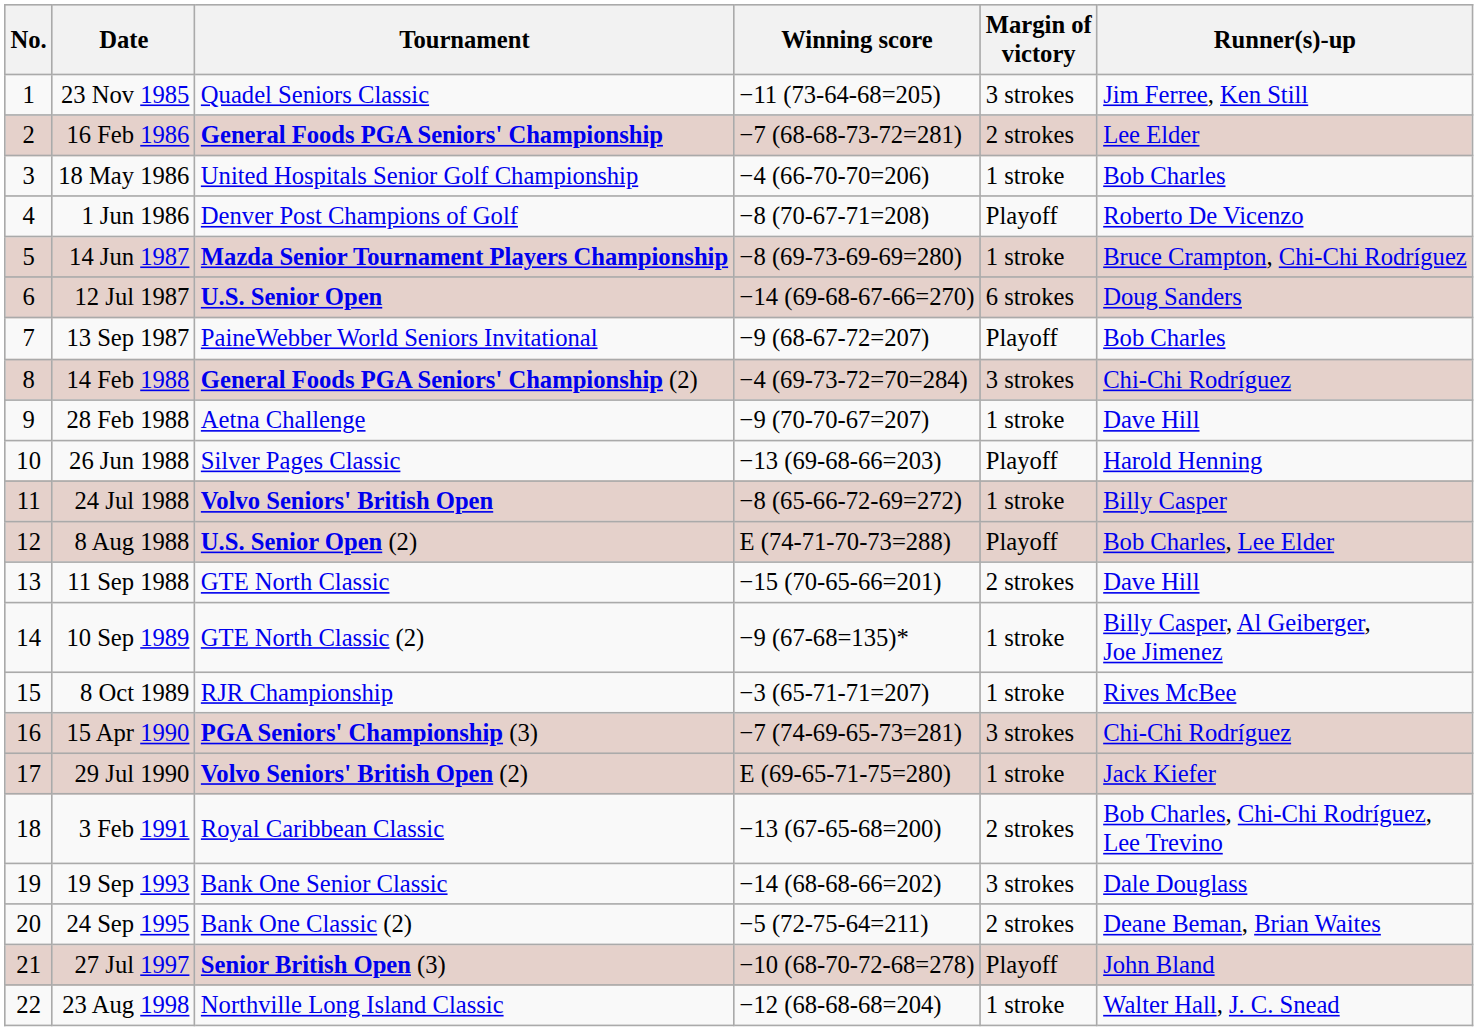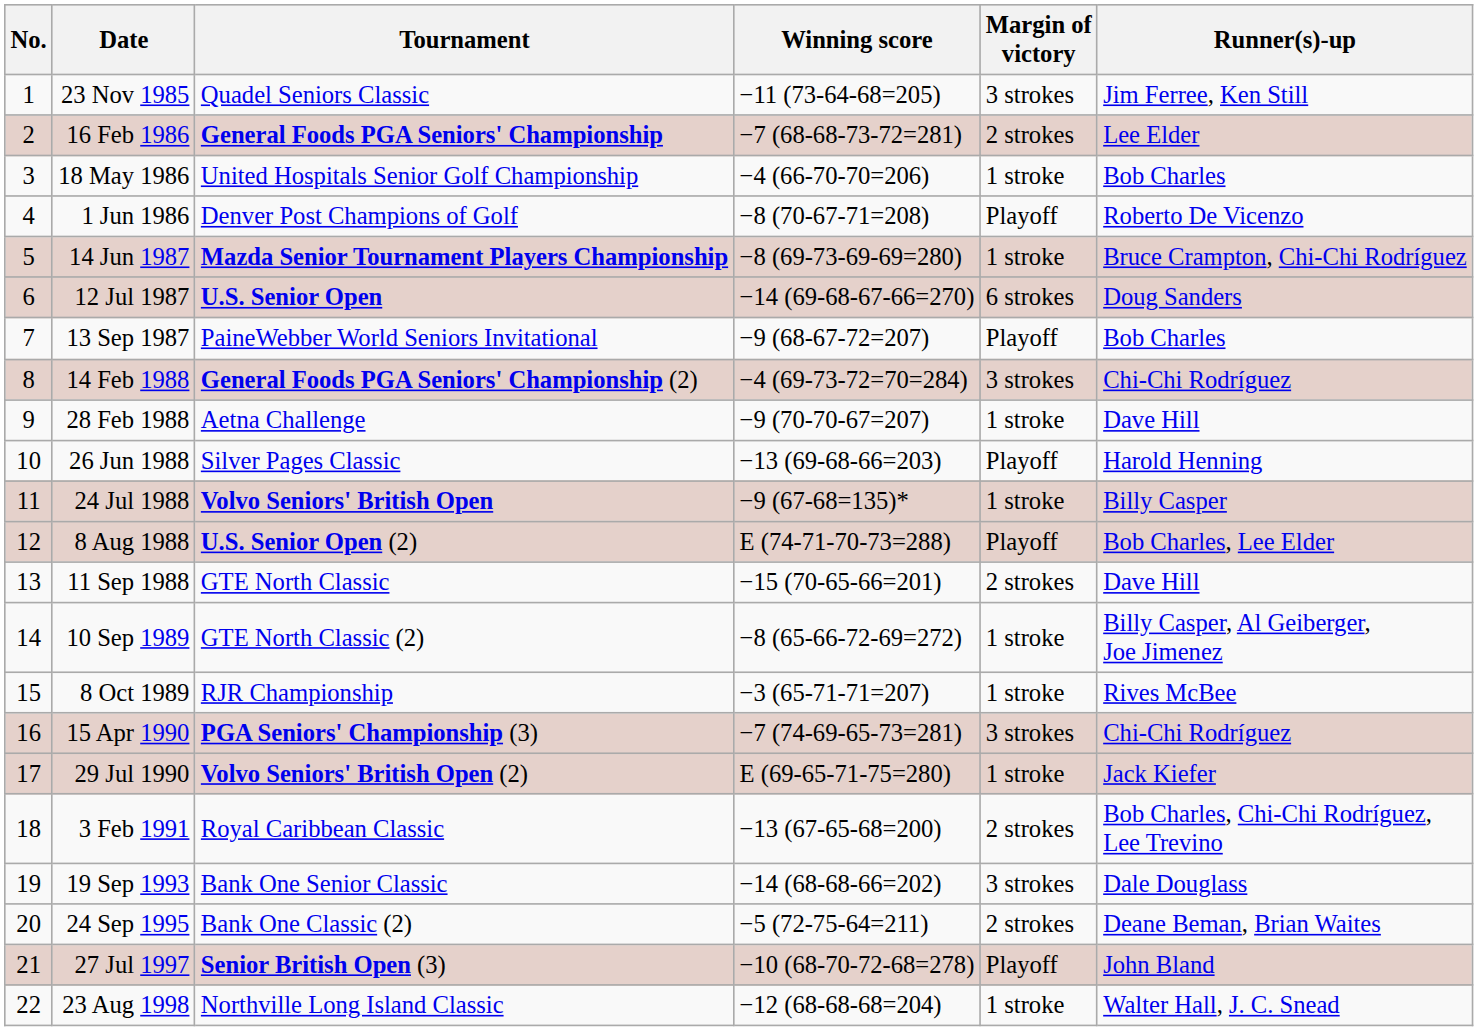(851, 500) −8 (65-66-72-69=272) -> (824, 500) −9 (67-68=135)*
(824, 637) −9 (67-68=135)* -> (851, 637) −8 (65-66-72-69=272)
